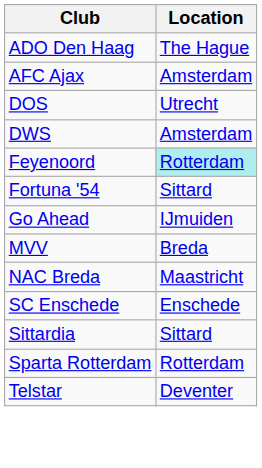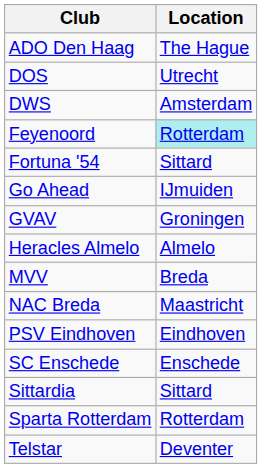- row: (46, 76)
+ row: (33, 219)
+ row: (74, 248)
+ row: (72, 334)
